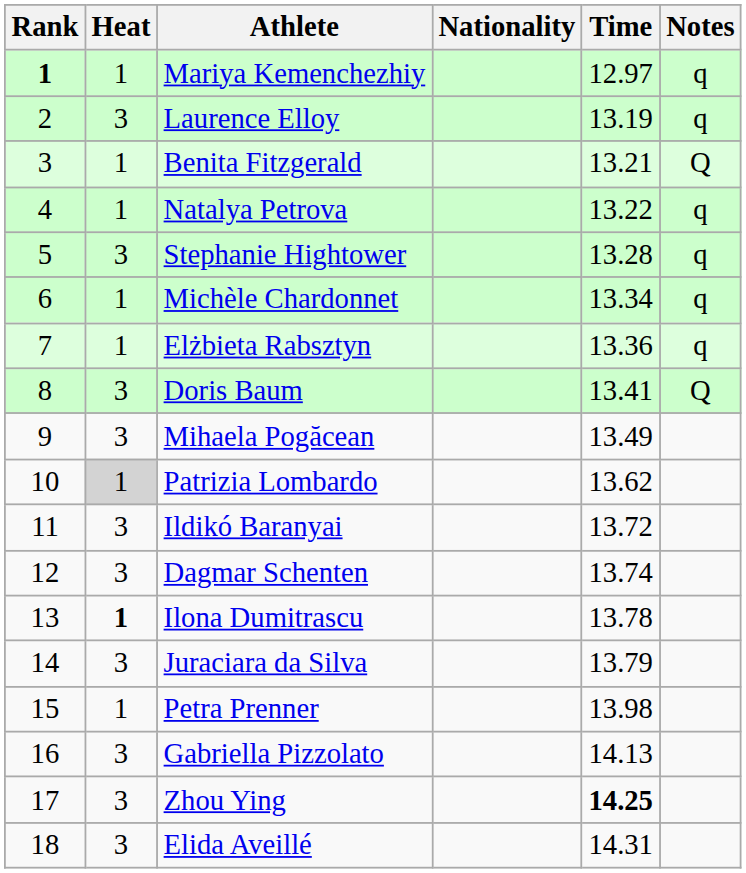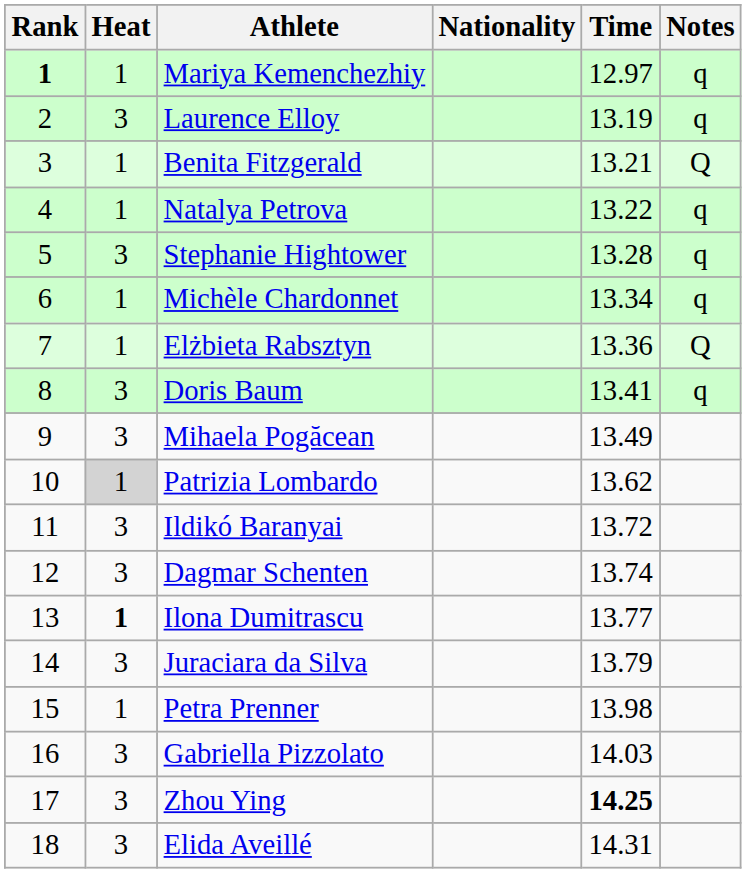(700, 345) q -> (700, 345) Q
(700, 390) Q -> (700, 390) q
(621, 617) 13.78 -> (621, 617) 13.77
(621, 753) 14.13 -> (621, 753) 14.03
